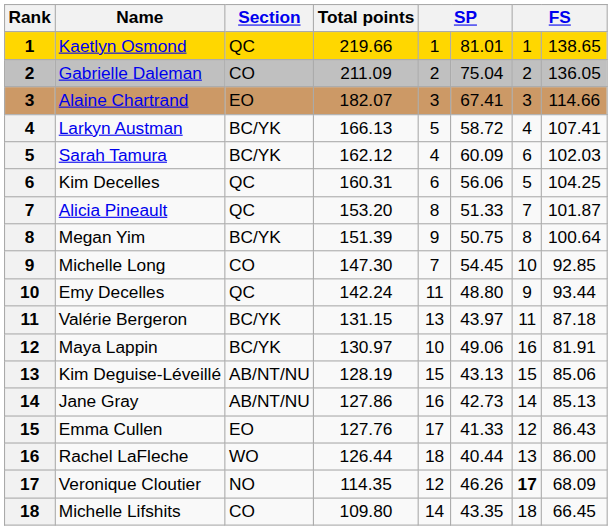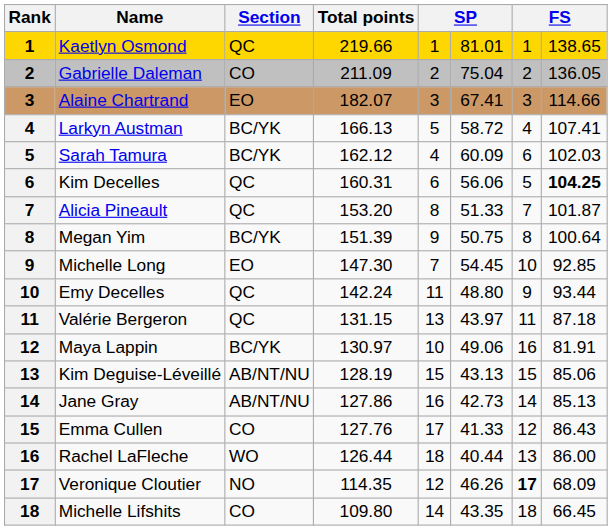(574, 182) normal -> (574, 182) bold
(242, 264) CO -> (242, 264) EO
(255, 319) BC/YK -> (242, 319) QC
(242, 429) EO -> (242, 429) CO
